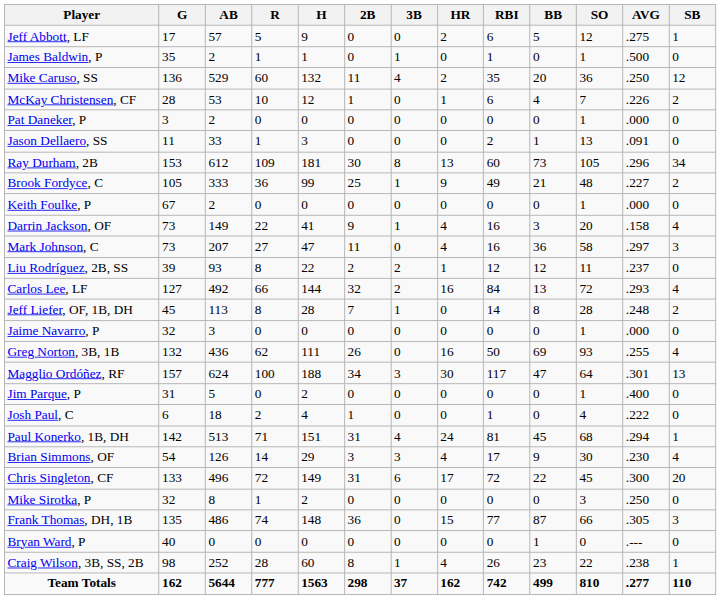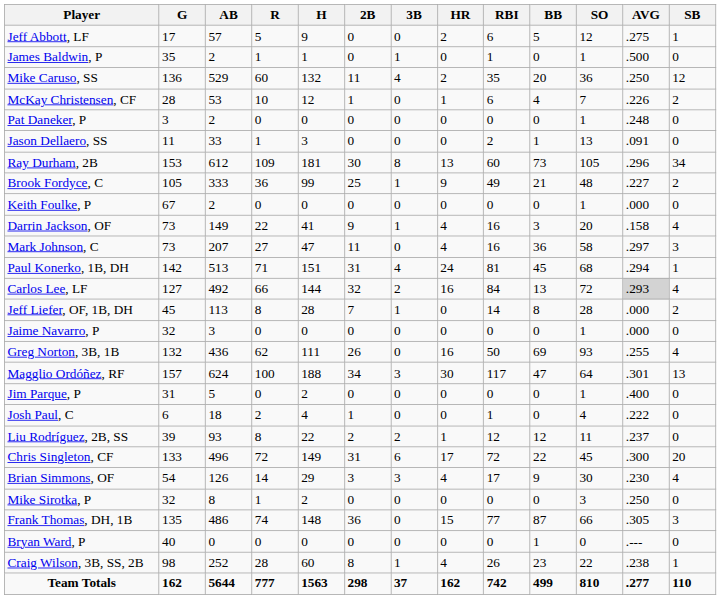(637, 120) .000 -> (637, 120) .248
rows swapped: (68, 436) <-> (68, 267)
(637, 288) no background -> (637, 288) lightgrey background
(637, 309) .248 -> (637, 309) .000
rows swapped: (61, 457) <-> (60, 478)
